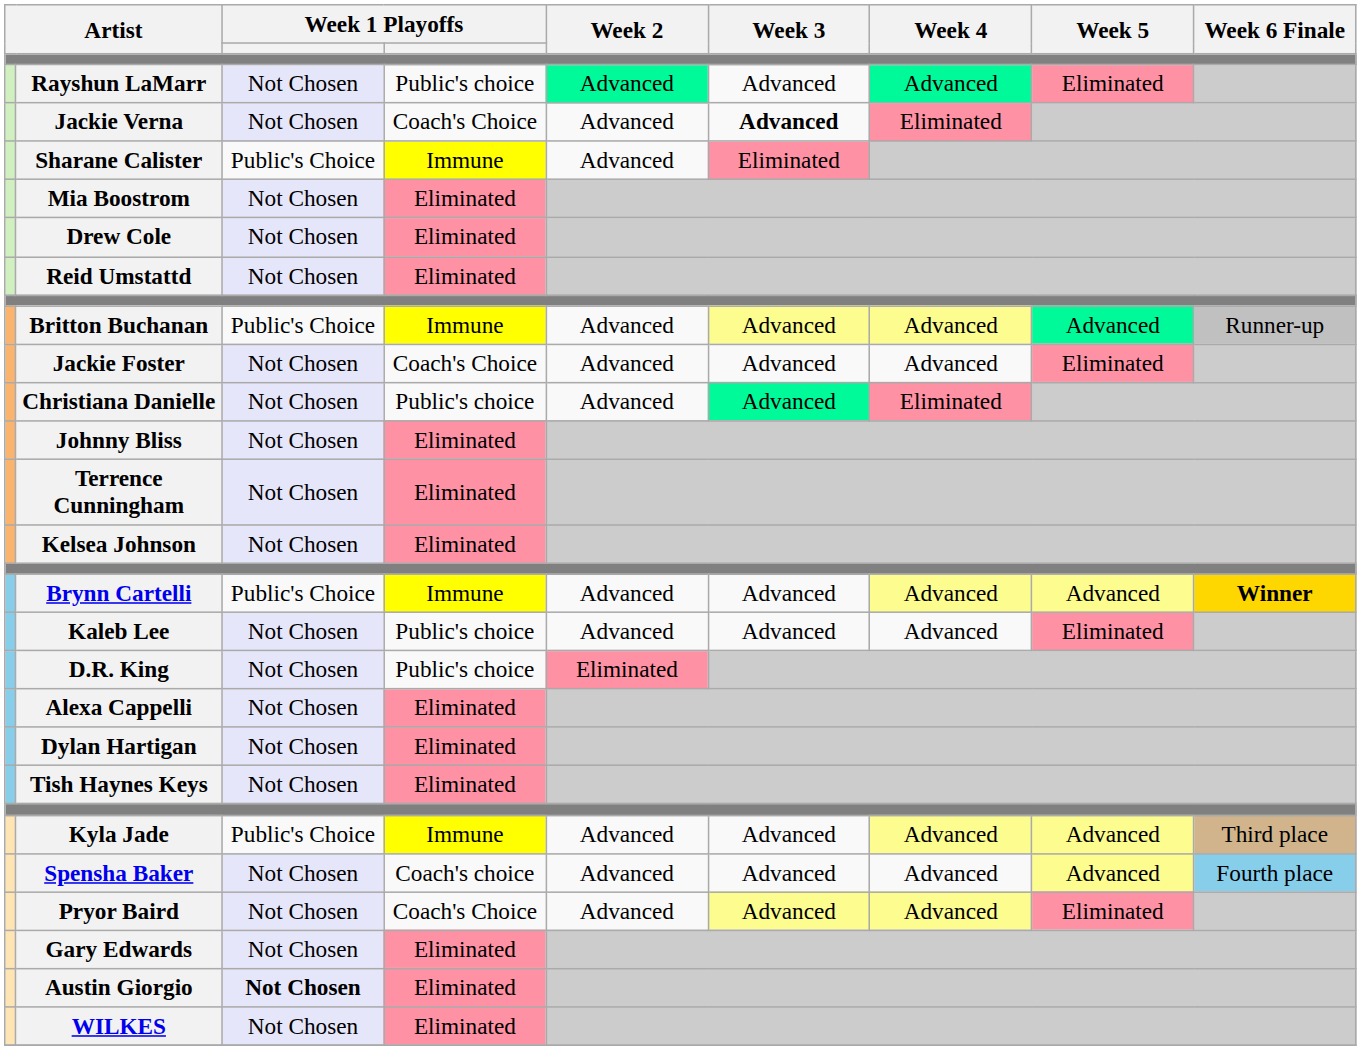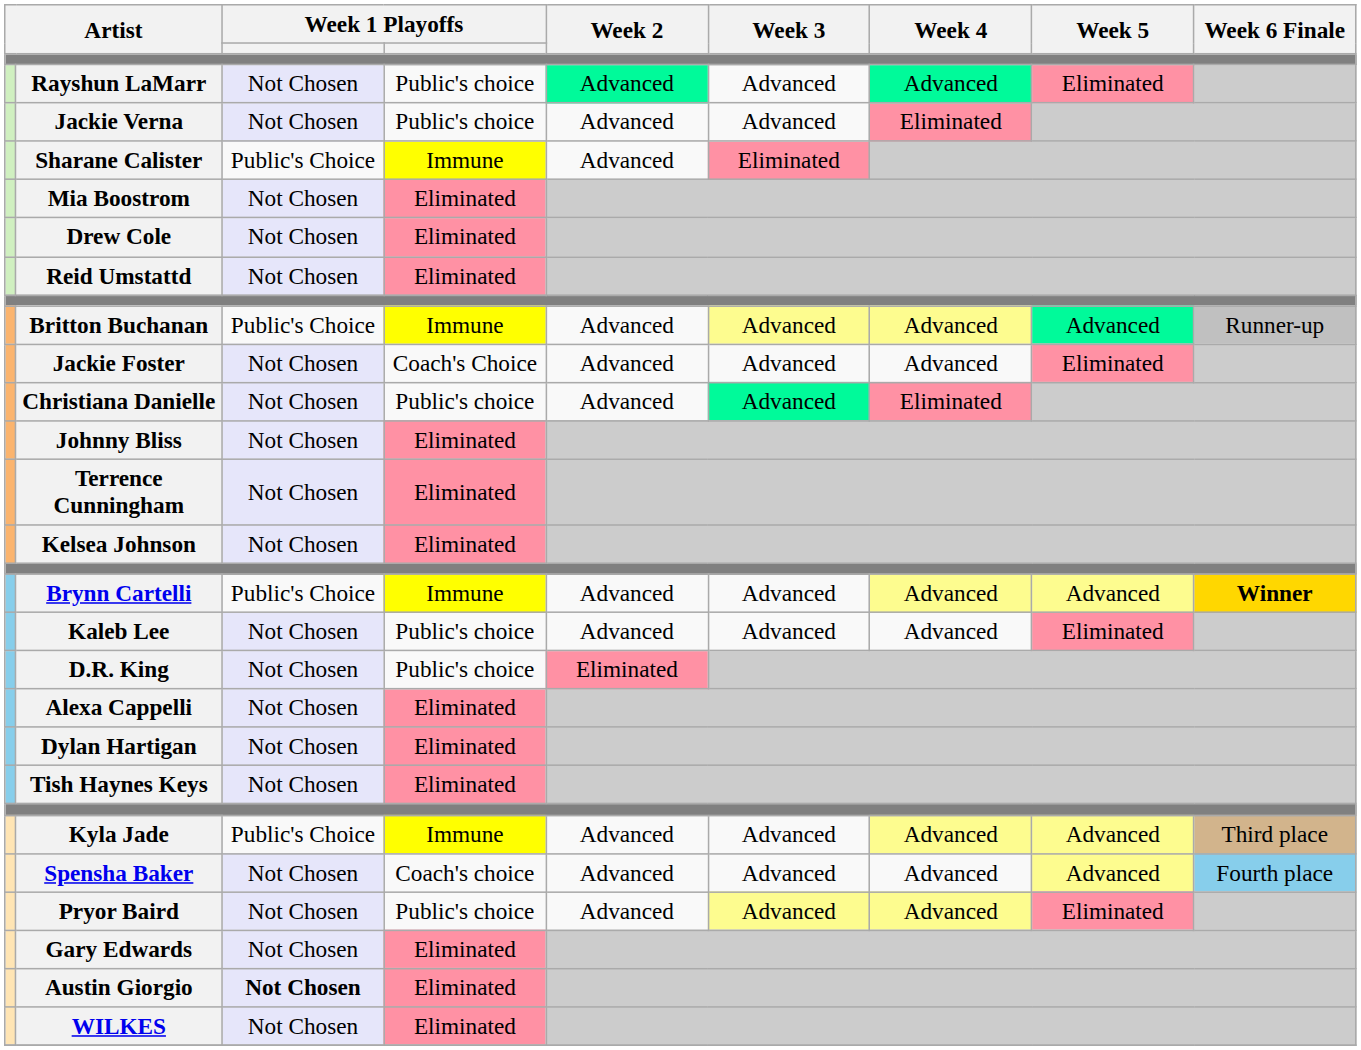(465, 122) Coach's Choice -> (465, 122) Public's choice
(789, 122) bold -> (789, 122) normal
(465, 910) Coach's Choice -> (465, 910) Public's choice
